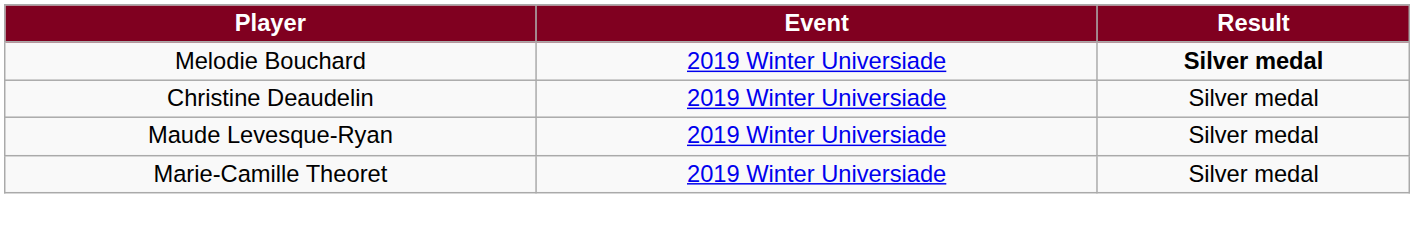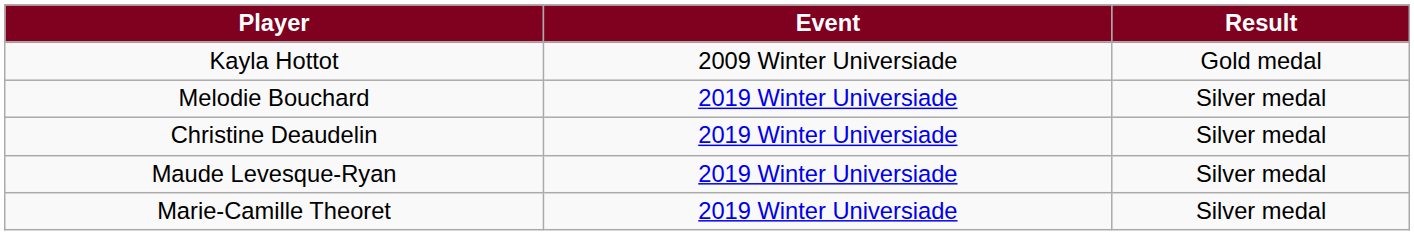+ row: (274, 60)
(1254, 60) bold -> (1261, 98) normal
